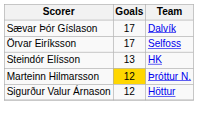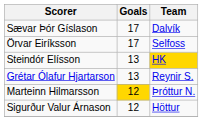(155, 60) no background -> (159, 60) gold background
+ row: (61, 76)
